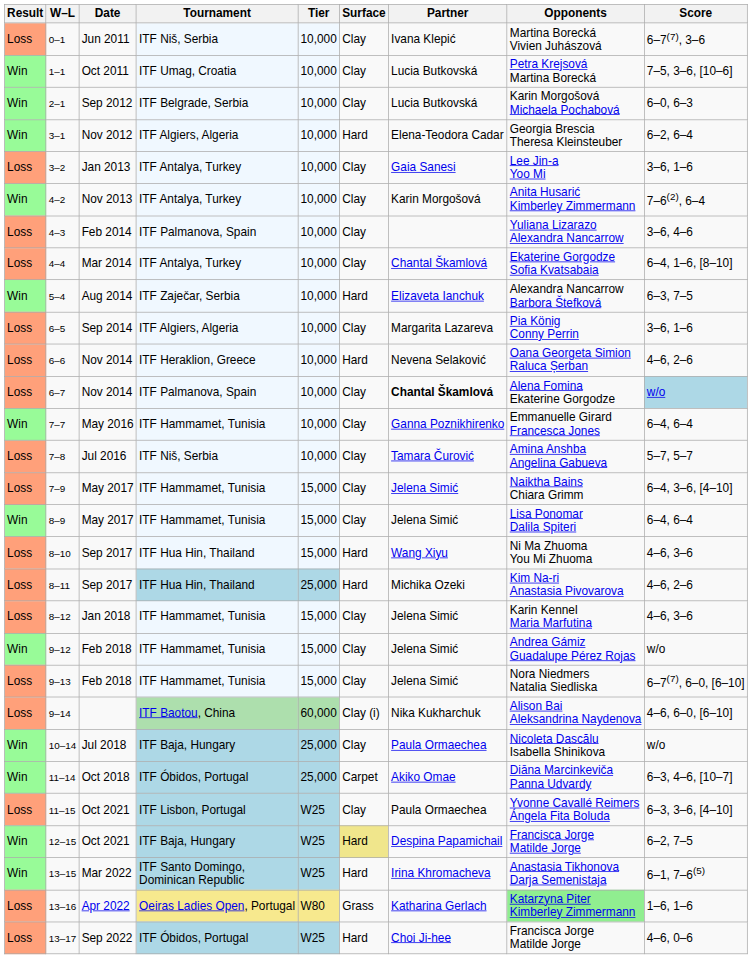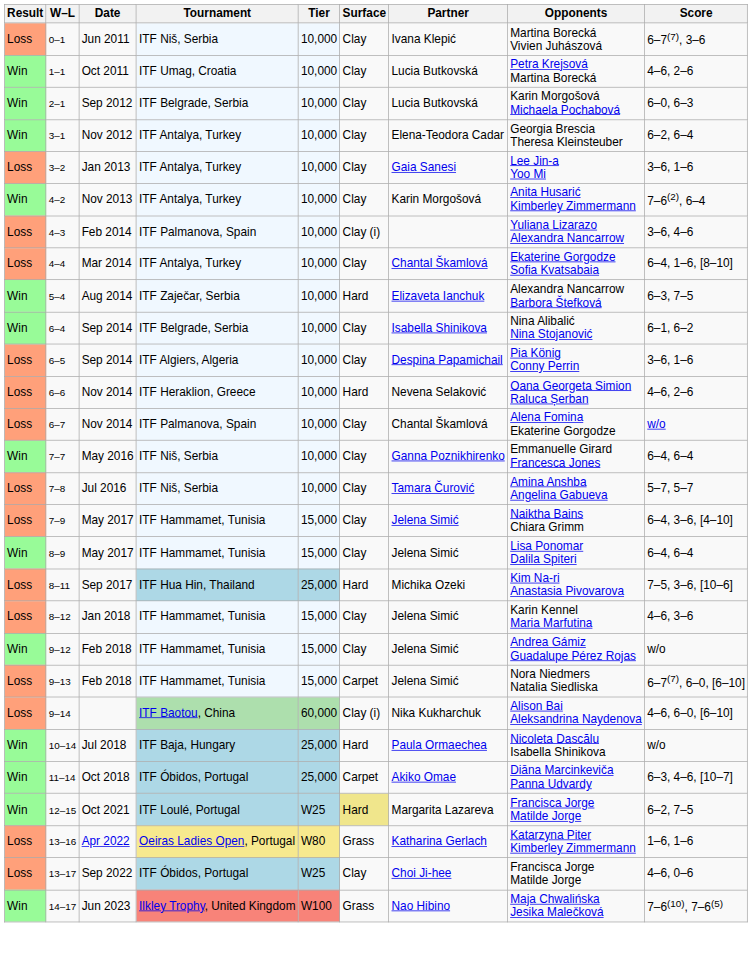(690, 71) 7–5, 3–6, [10–6] -> (670, 71) 4–6, 2–6
(189, 135) ITF Algiers, Algeria -> (190, 135) ITF Antalya, Turkey
(355, 135) Hard -> (354, 135) Clay
(354, 231) Clay -> (361, 231) Clay (i)
+ row: (57, 328)
(442, 328) Margarita Lazareva -> (447, 360) Despina Papamichail
(442, 392) bold -> (440, 424) normal
(656, 392) lightblue background -> (656, 424) no background
(202, 424) ITF Hammamet, Tunisia -> (179, 456) ITF Niš, Serbia
- row: (60, 553)
(670, 584) 4–6, 2–6 -> (690, 584) 7–5, 3–6, [10–6]
(354, 681) Clay -> (360, 681) Carpet
(354, 745) Clay -> (355, 745) Hard
- row: (62, 810)
(187, 841) ITF Baja, Hungary -> (189, 809) ITF Loulé, Portugal
(447, 841) Despina Papamichail -> (443, 809) Margarita Lazareva
- row: (62, 874)
(573, 905) lightgreen background -> (573, 841) no background
(355, 938) Hard -> (354, 873) Clay
+ row: (62, 906)
